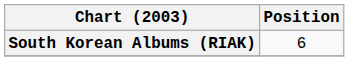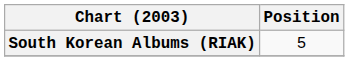(301, 43) 6 -> (301, 43) 5
